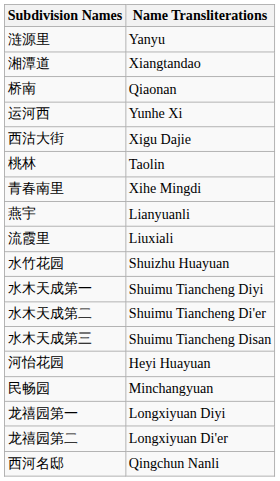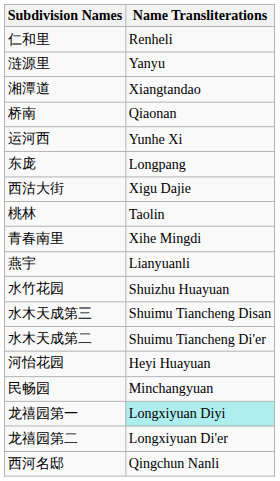+ row: (29, 38)
+ row: (22, 163)
- row: (29, 238)
- row: (50, 288)
rows swapped: (50, 313) <-> (50, 338)
(177, 413) no background -> (177, 413) paleturquoise background
